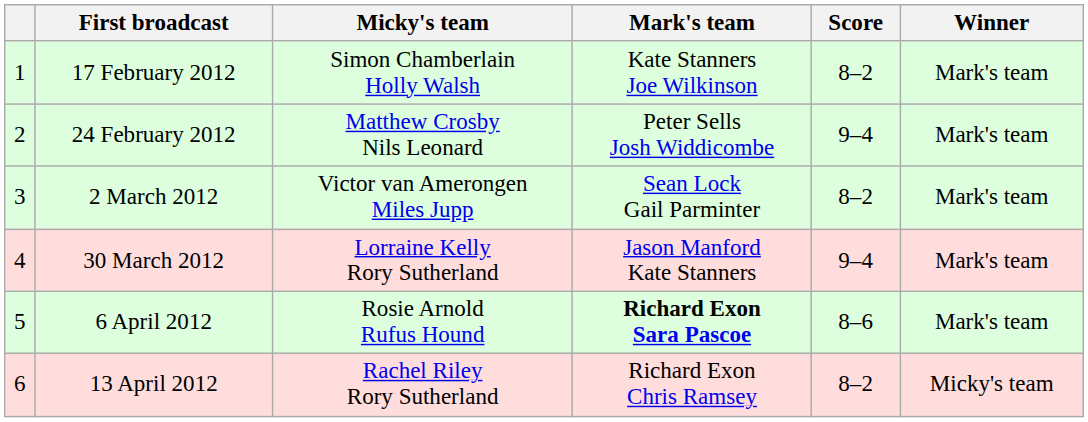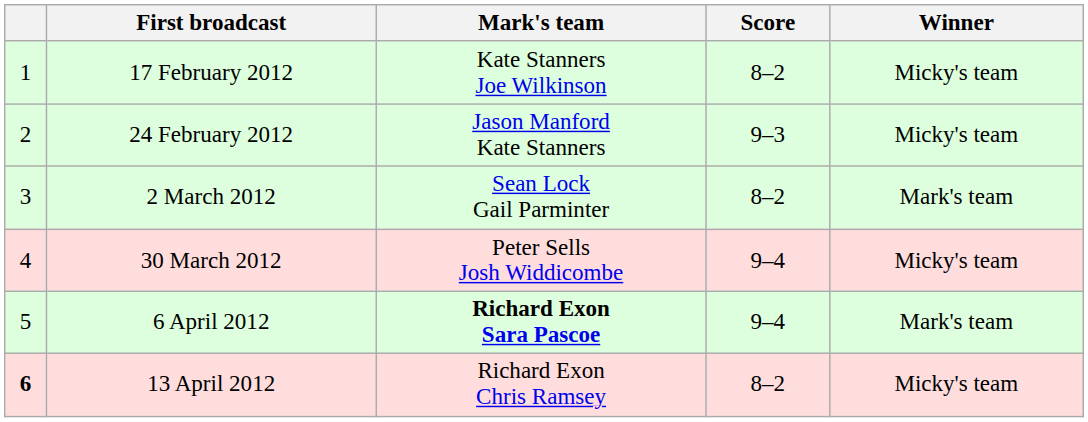- column: (423, 22)
(992, 72) Mark's team -> (956, 72) Micky's team
(692, 134) Peter Sells Josh Widdicombe -> (541, 134) Jason Manford Kate Stanners
(856, 134) 9–4 -> (768, 134) 9–3
(992, 134) Mark's team -> (956, 134) Micky's team
(692, 259) Jason Manford Kate Stanners -> (541, 259) Peter Sells Josh Widdicombe
(992, 259) Mark's team -> (956, 259) Micky's team
(856, 322) 8–6 -> (768, 322) 9–4
(20, 384) normal -> (26, 384) bold
